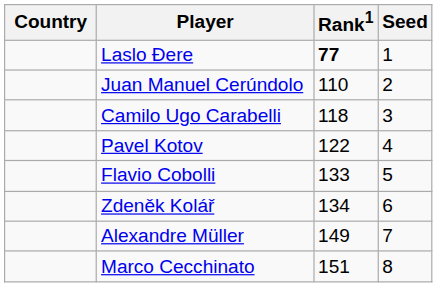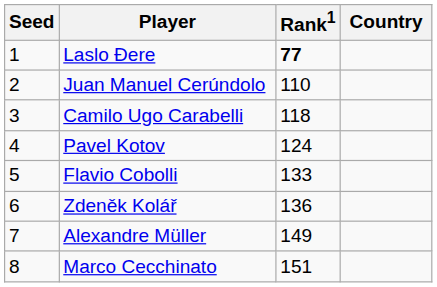columns swapped: (51, 22) <-> (405, 22)
(334, 145) 122 -> (296, 145) 124
(334, 205) 134 -> (296, 205) 136
